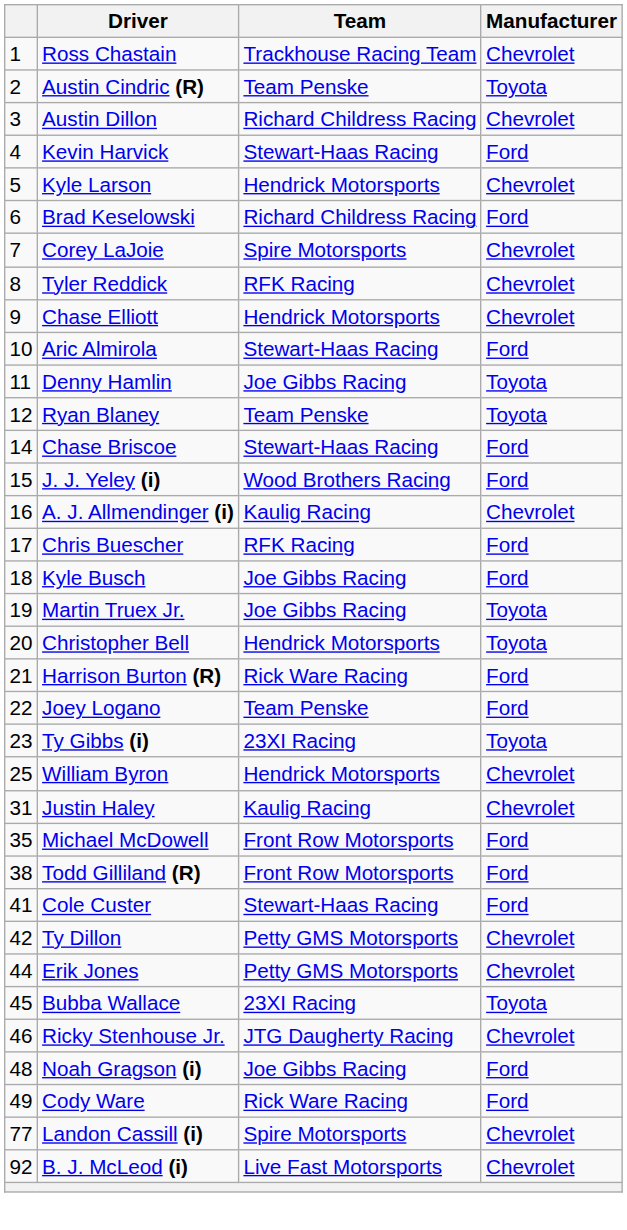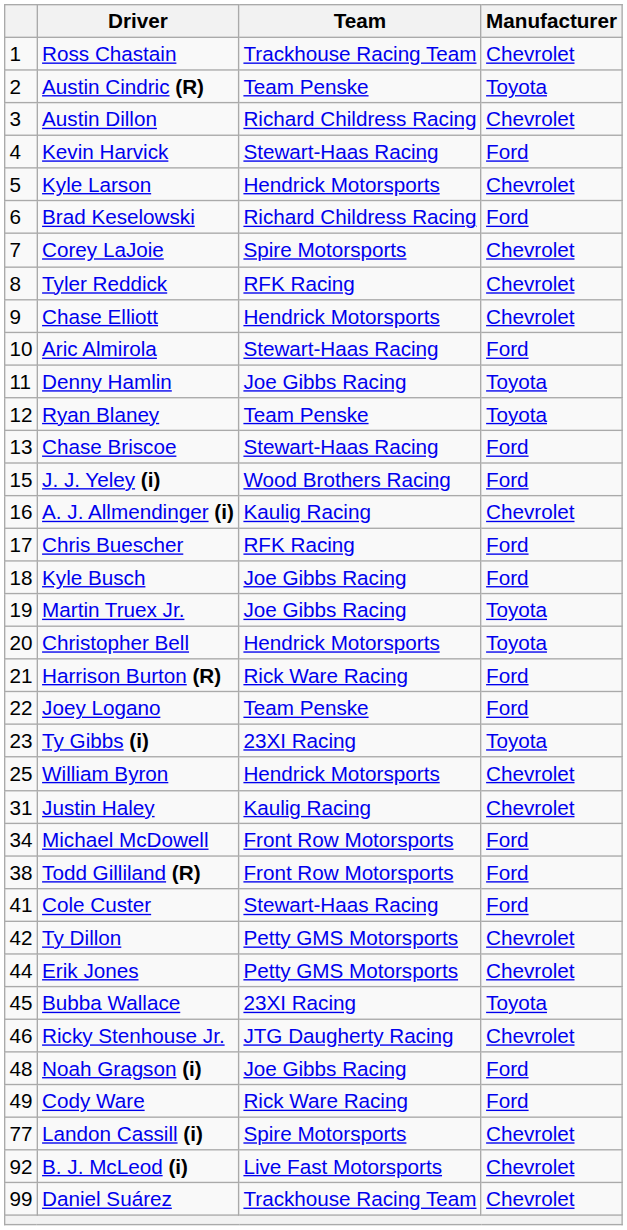(21, 447) 14 -> (21, 447) 13
(21, 839) 35 -> (21, 839) 34
+ row: (107, 1199)
